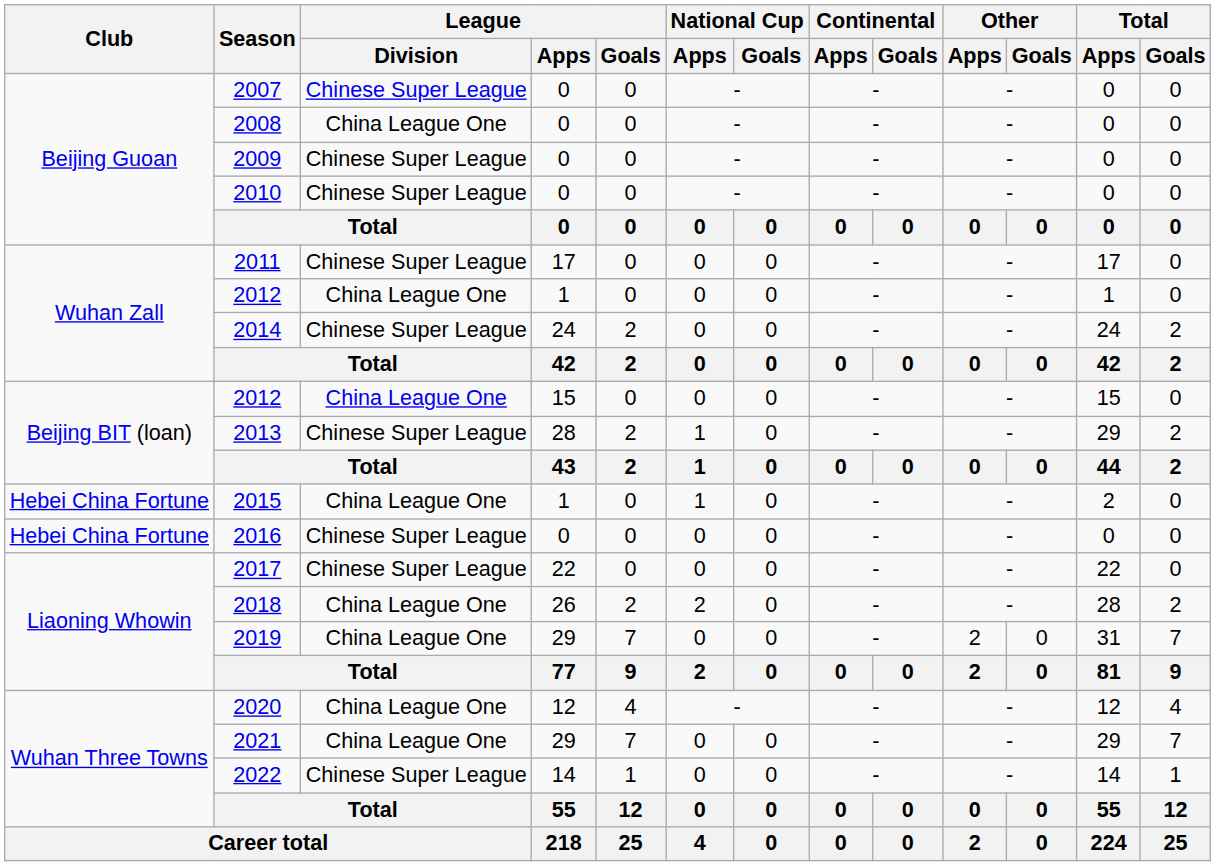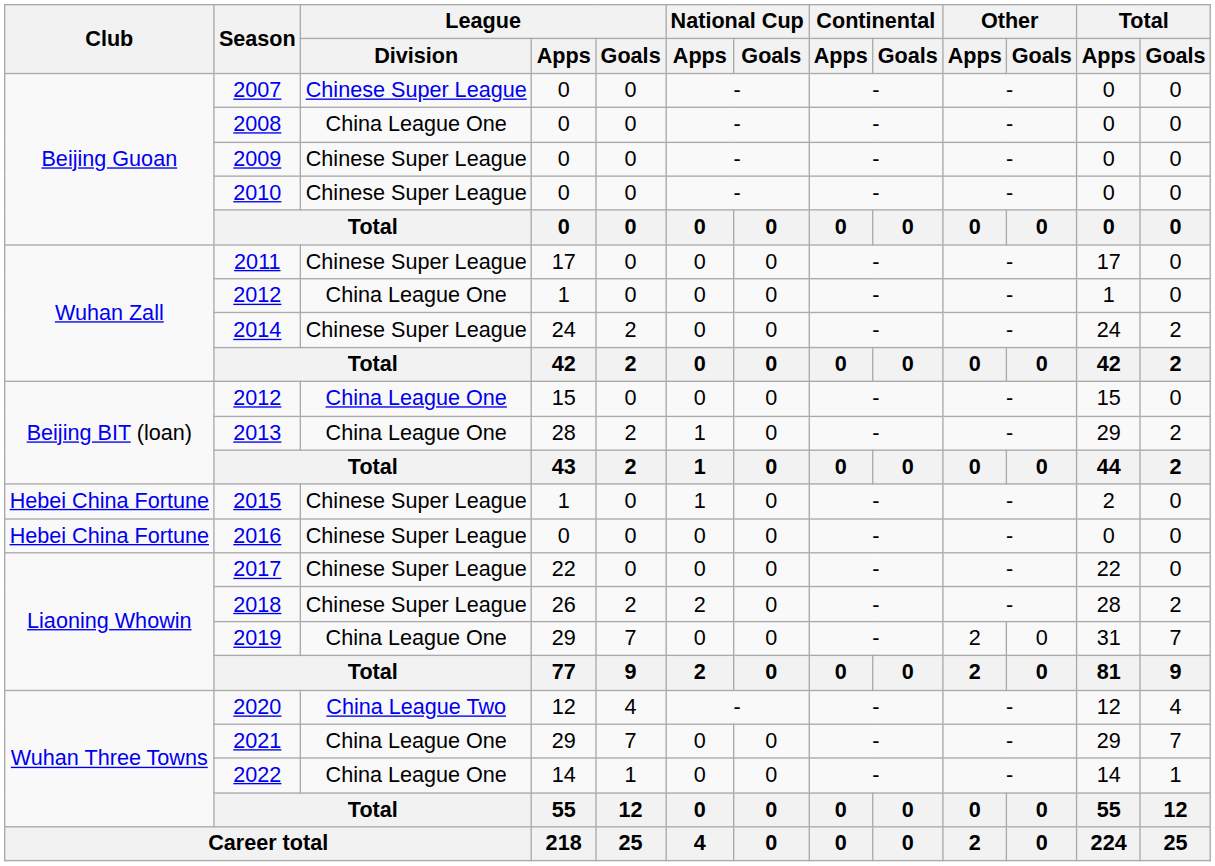(416, 432) Chinese Super League -> (416, 432) China League One
(416, 501) China League One -> (416, 501) Chinese Super League
(416, 603) China League One -> (416, 603) Chinese Super League
(416, 706) China League One -> (416, 706) China League Two
(416, 775) Chinese Super League -> (416, 775) China League One
